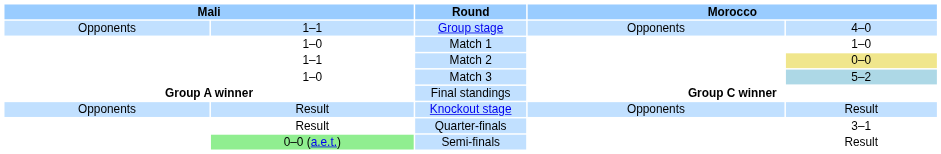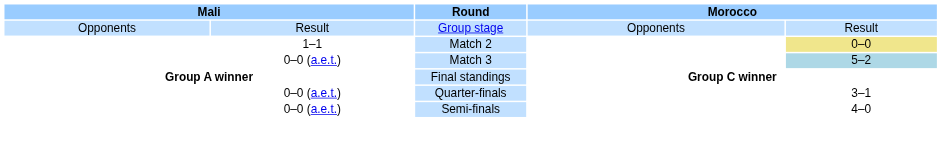(312, 28) 1–1 -> (312, 28) Result
(861, 28) 4–0 -> (861, 28) Result
- row: (471, 44)
(312, 77) 1–0 -> (312, 60) 0–0 (a.e.t.)
- row: (471, 109)
(312, 125) Result -> (312, 93) 0–0 (a.e.t.)
(312, 142) lightgreen background -> (312, 109) no background
(861, 142) Result -> (861, 109) 4–0
